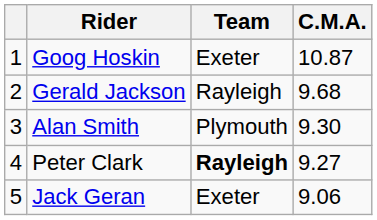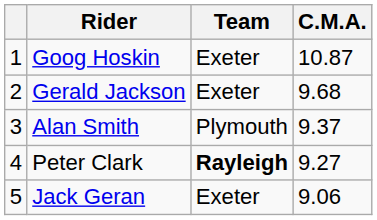(239, 92) Rayleigh -> (228, 92) Exeter
(320, 127) 9.30 -> (320, 127) 9.37
